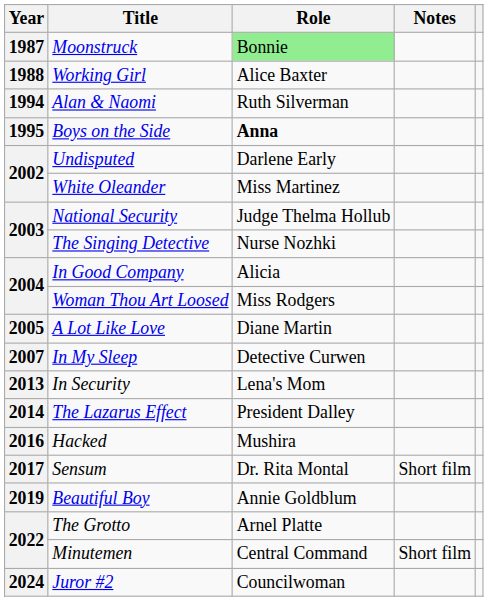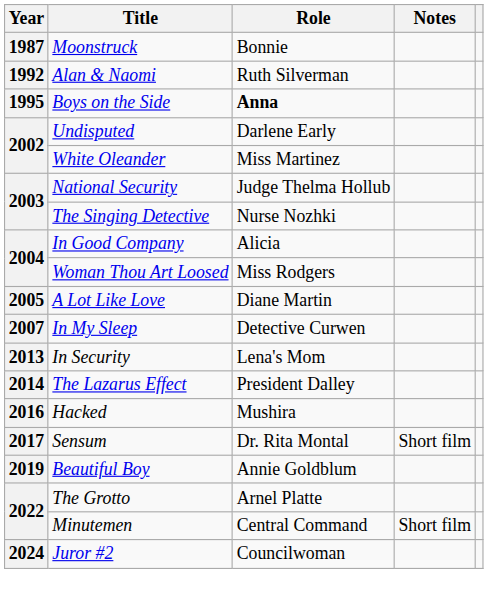(262, 46) lightgreen background -> (262, 46) no background
- row: (99, 74)
(26, 103) 1994 -> (26, 74) 1992
